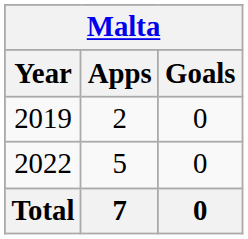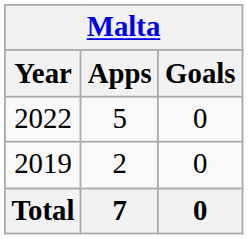rows swapped: (43, 118) <-> (43, 164)
